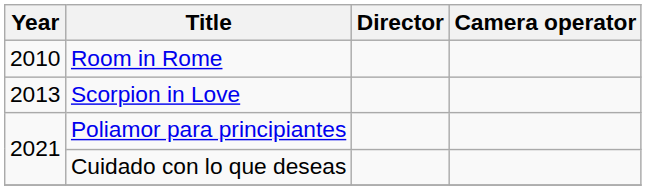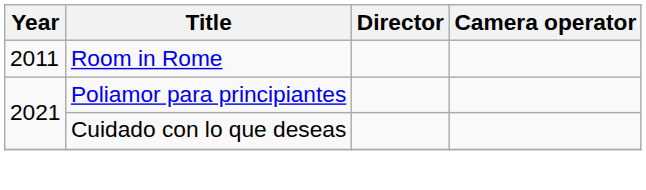(35, 58) 2010 -> (34, 58) 2011
- row: (156, 94)
